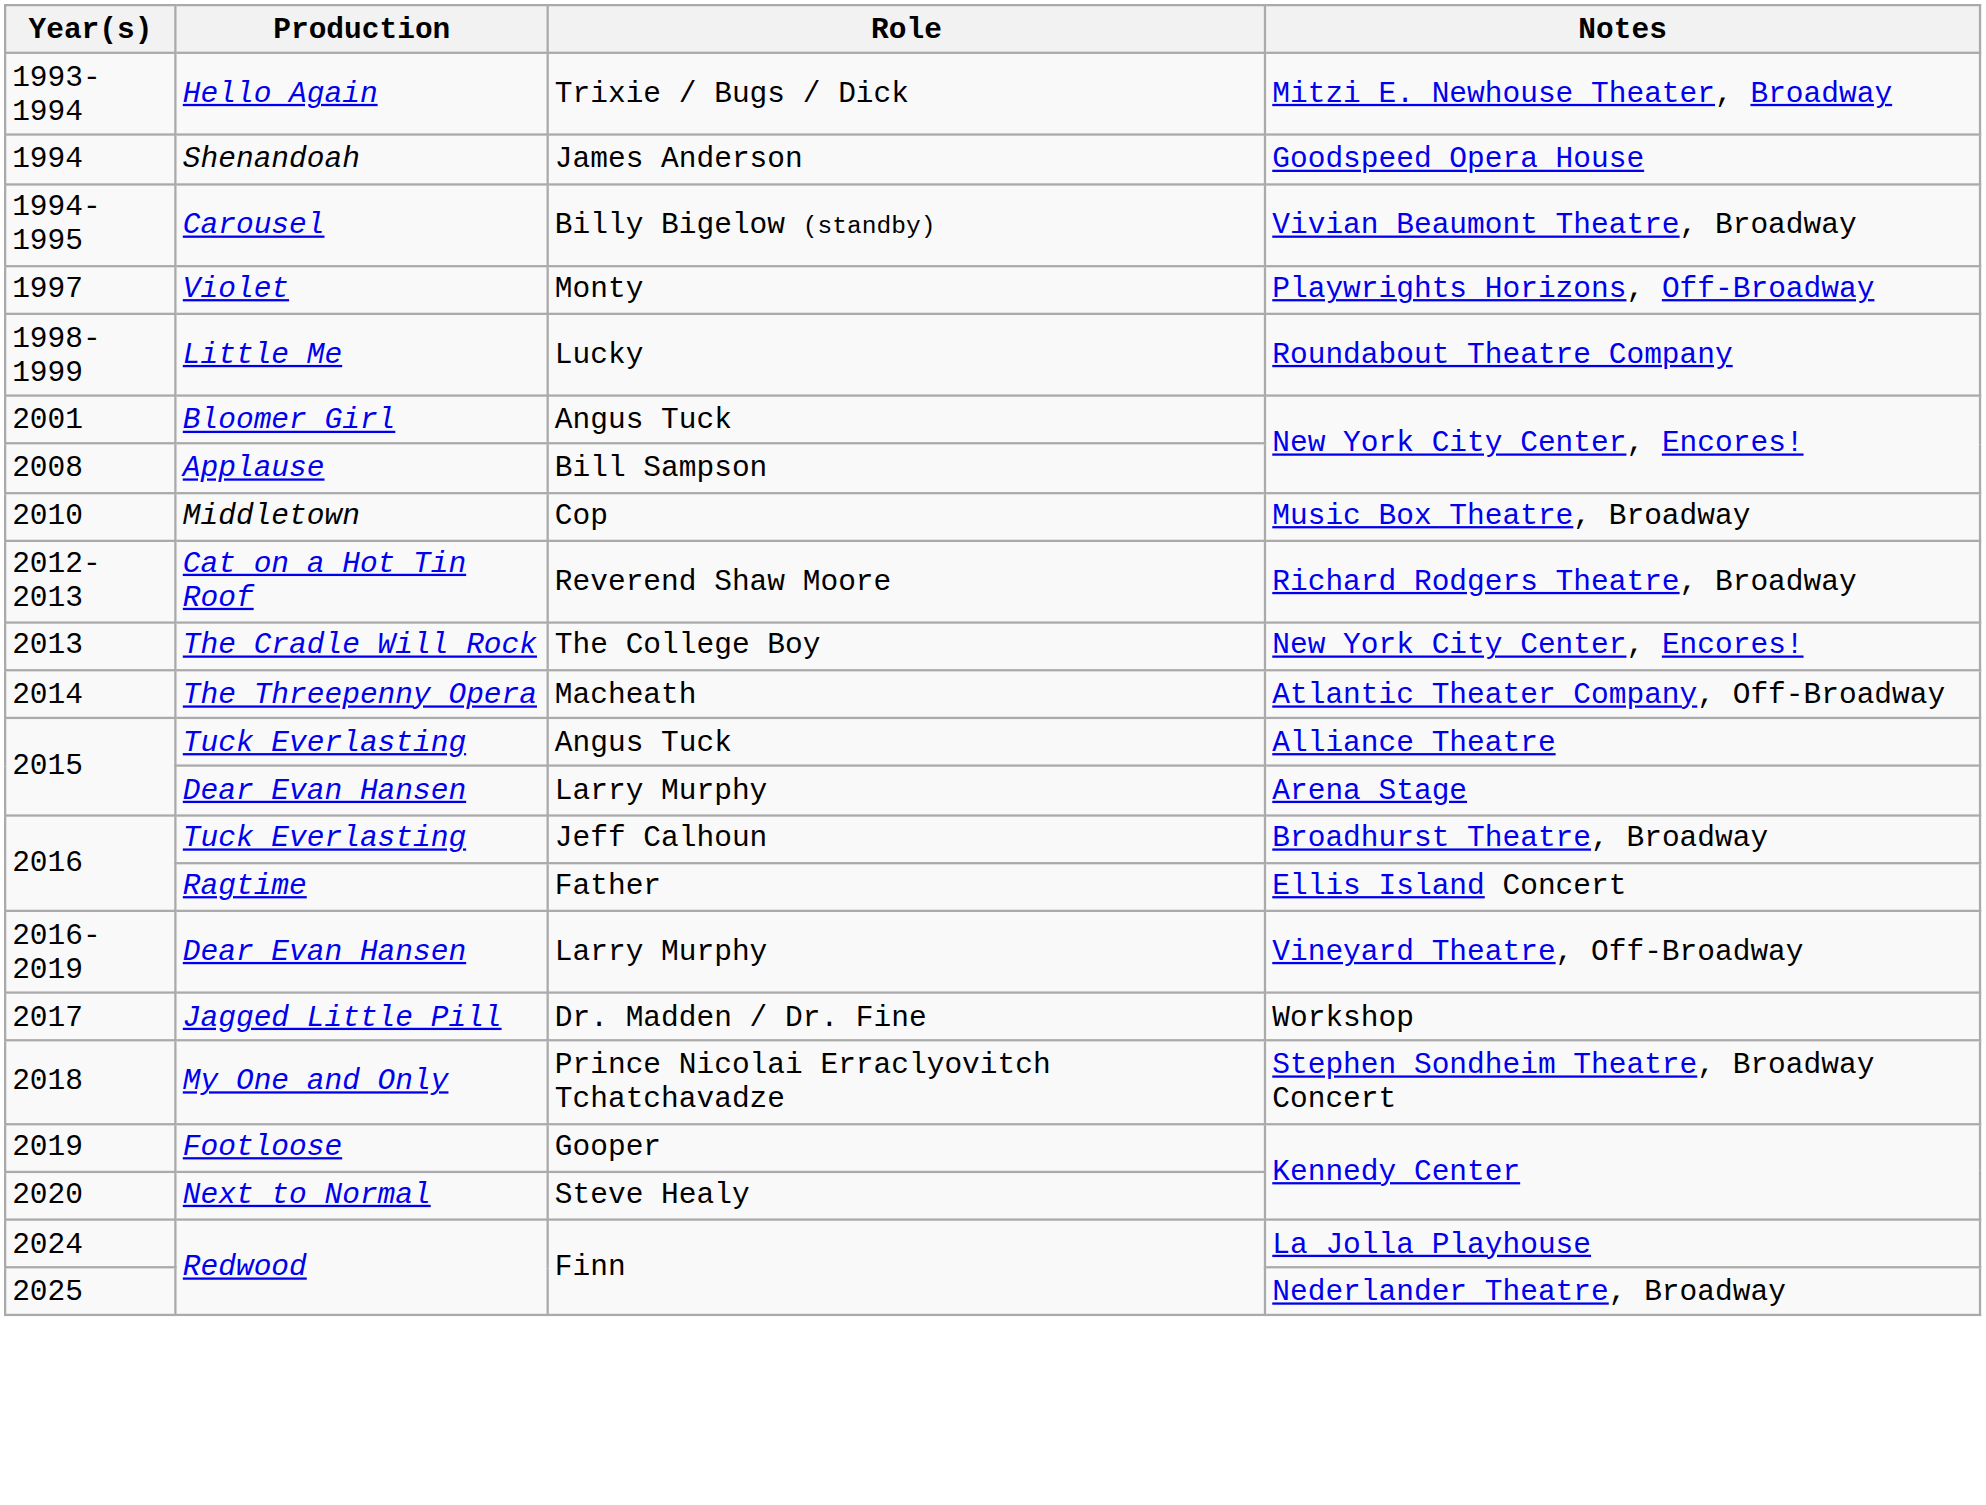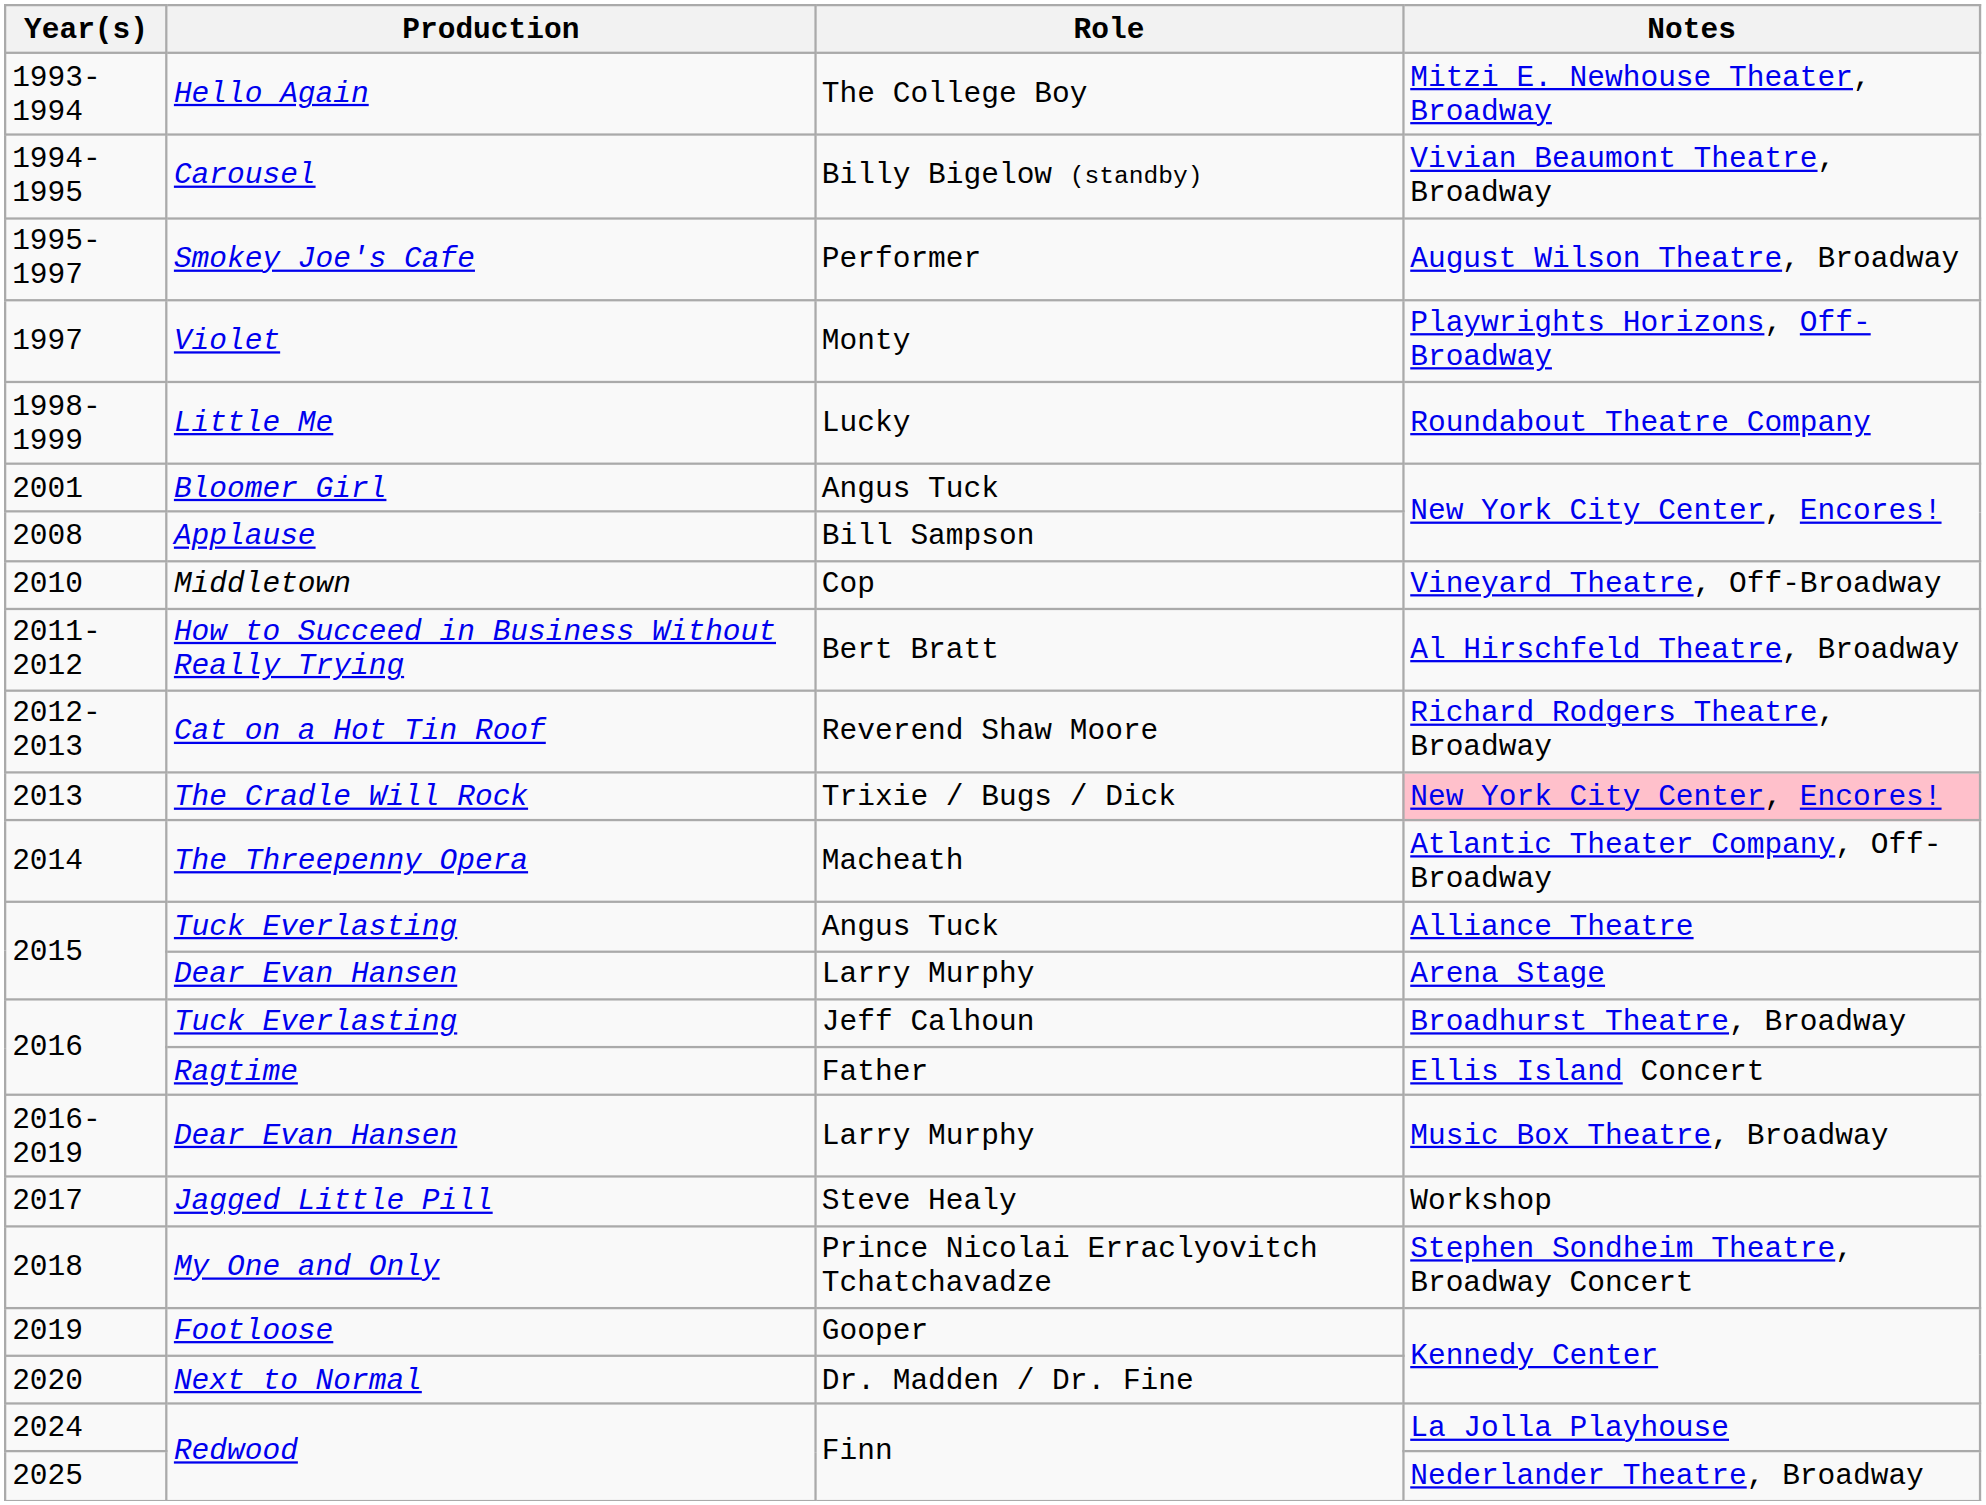(732, 94) Trixie / Bugs / Dick -> (955, 94) The College Boy
- row: (48, 159)
+ row: (56, 259)
(1511, 516) Music Box Theatre, Broadway -> (1676, 584) Vineyard Theatre, Off-Broadway
+ row: (56, 649)
(688, 646) The College Boy -> (999, 797) Trixie / Bugs / Dick
(1538, 646) no background -> (1676, 797) pink background
(1538, 952) Vineyard Theatre, Off-Broadway -> (1649, 1136) Music Box Theatre, Broadway
(741, 1017) Dr. Madden / Dr. Fine -> (919, 1201) Steve Healy
(652, 1195) Steve Healy -> (1008, 1380) Dr. Madden / Dr. Fine
